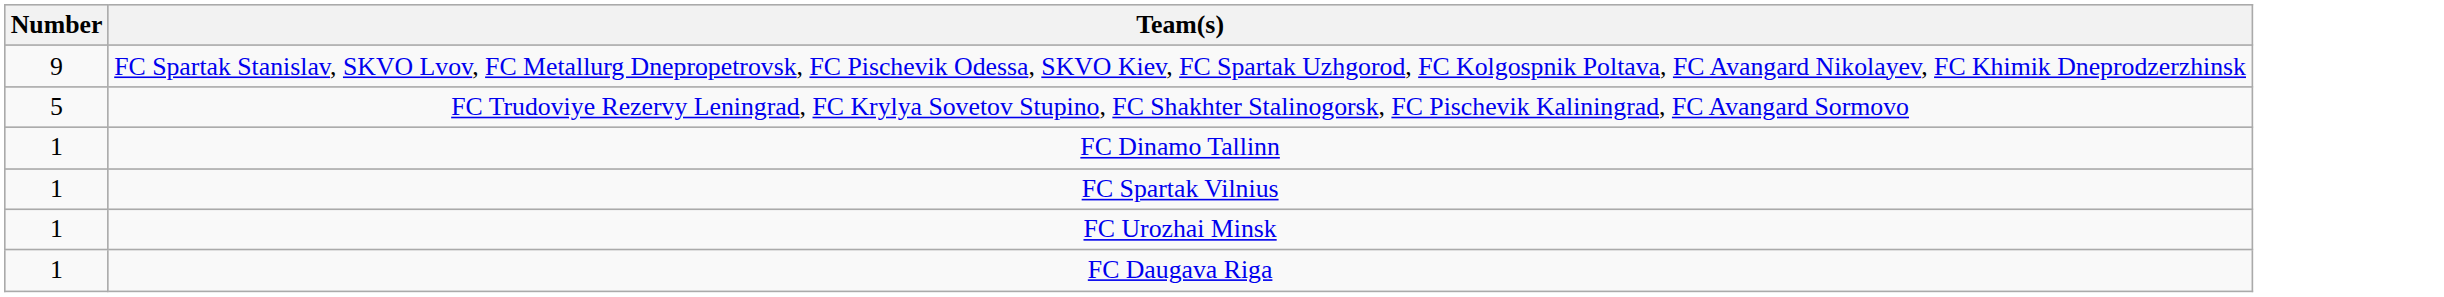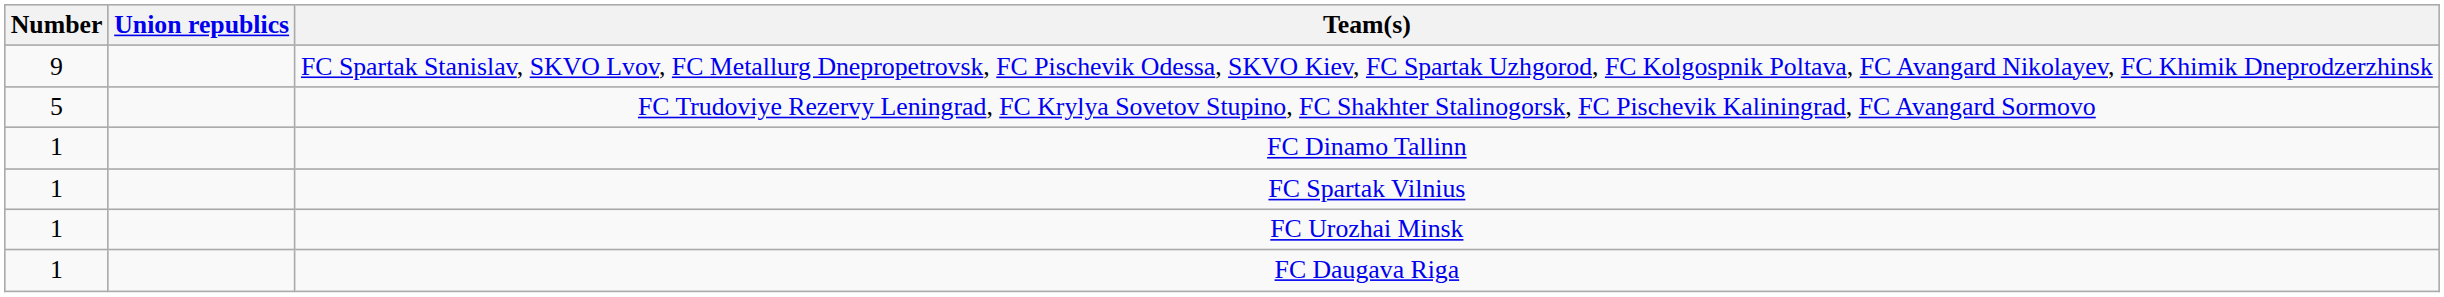+ column: (202, 24)
